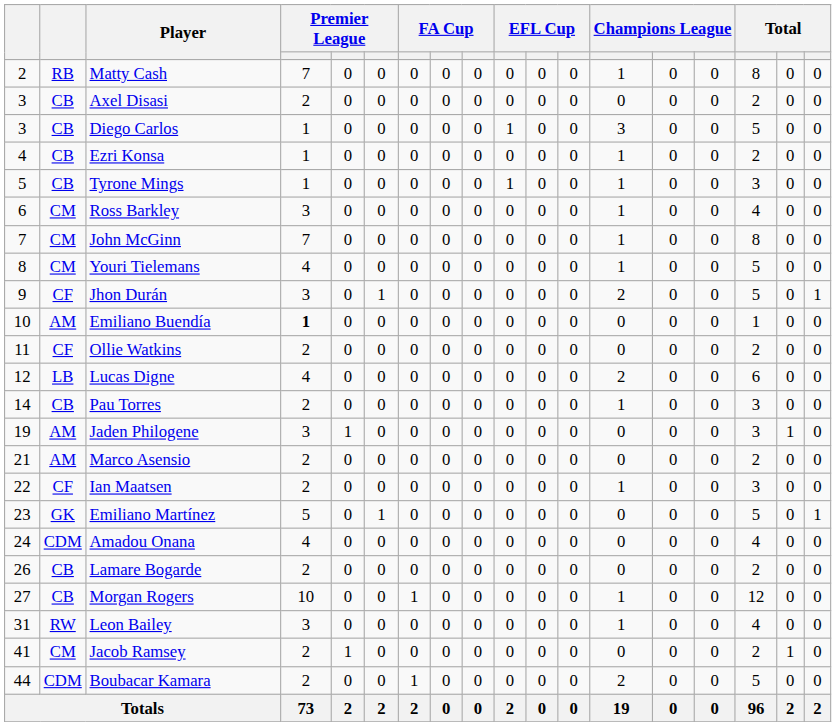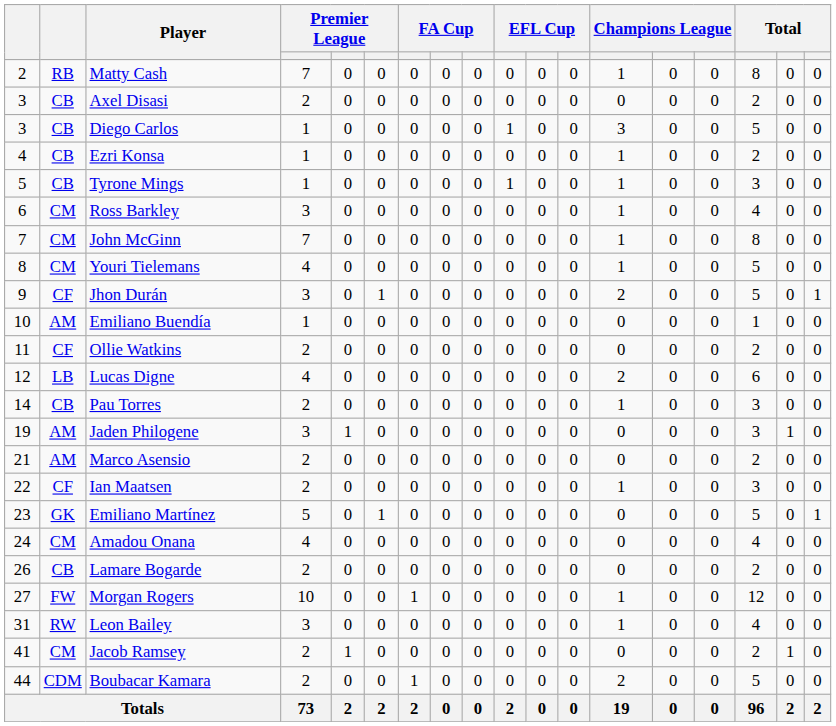(306, 321) bold -> (306, 321) normal
(63, 542) CDM -> (63, 542) CM
(63, 597) CB -> (63, 597) FW
